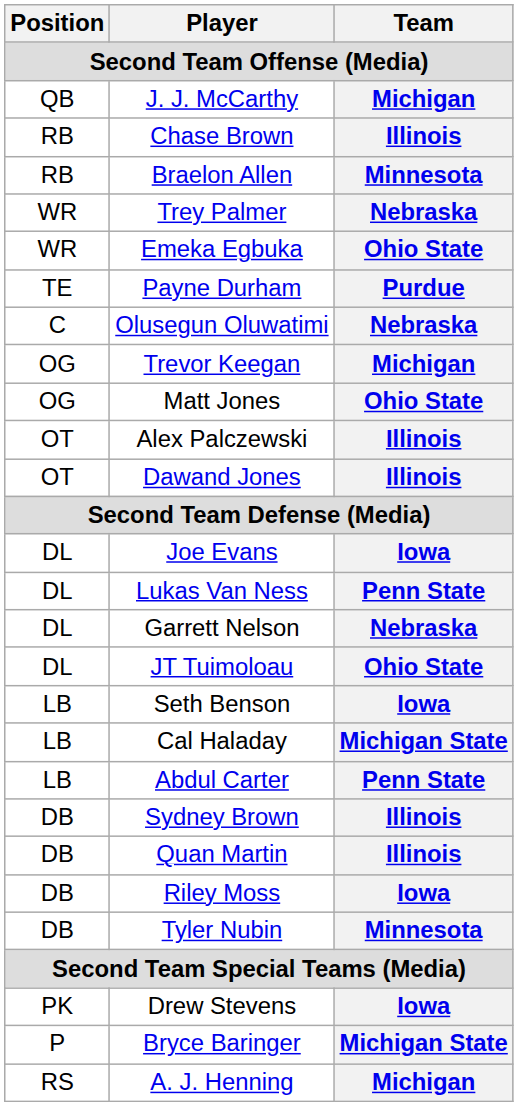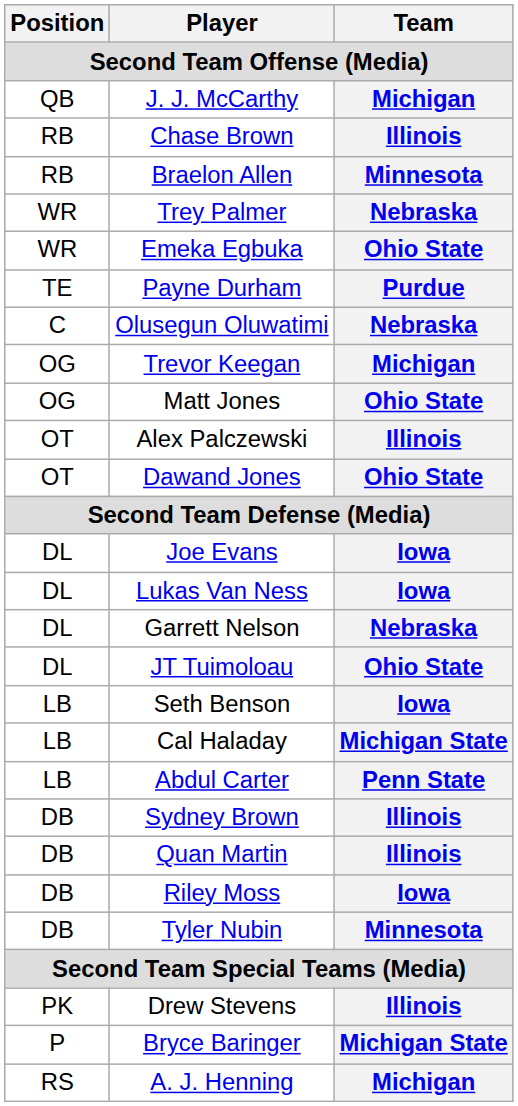(424, 477) Illinois -> (424, 477) Ohio State
(424, 590) Penn State -> (424, 590) Iowa
(424, 1006) Iowa -> (424, 1006) Illinois
